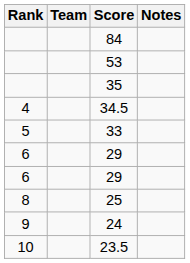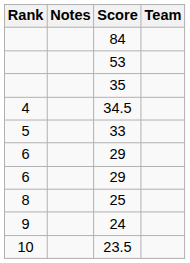columns swapped: (69, 16) <-> (161, 16)
